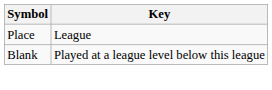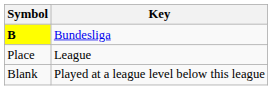+ row: (12, 34)
